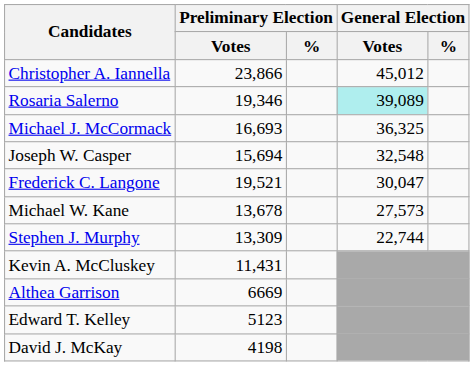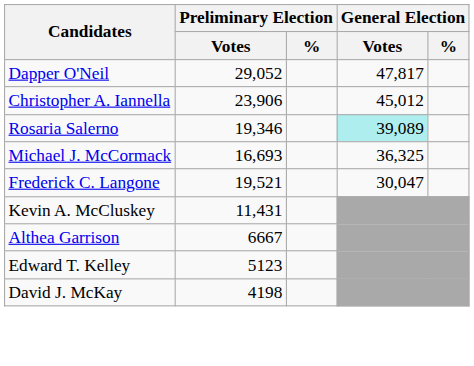+ row: (59, 73)
(259, 73) 23,866 -> (259, 100) 23,906
- row: (70, 155)
- row: (69, 210)
- row: (74, 237)
(265, 292) 6669 -> (265, 237) 6667
